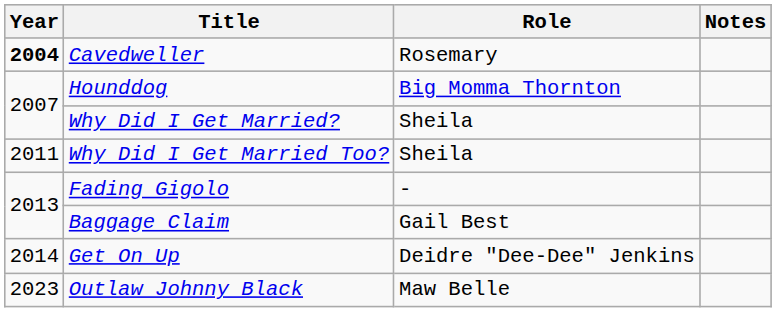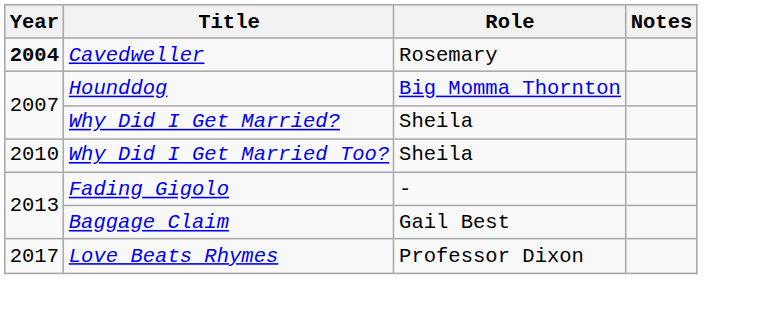(34, 155) 2011 -> (34, 155) 2010
- row: (124, 256)
+ row: (174, 256)
- row: (186, 289)
